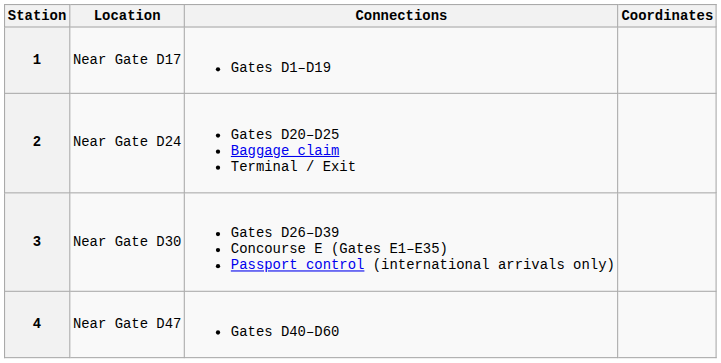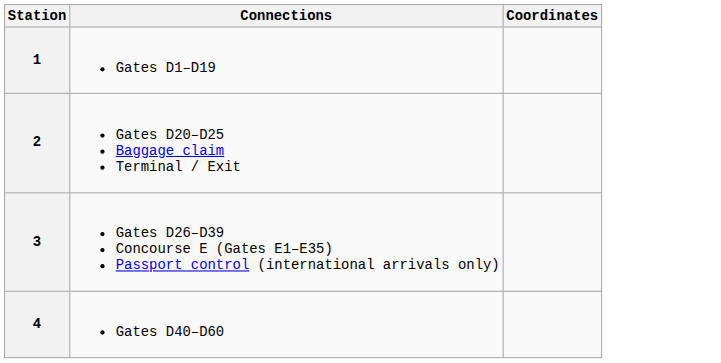- column: (127, 16)
